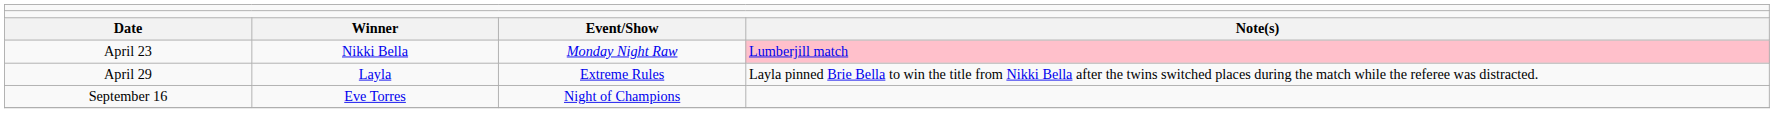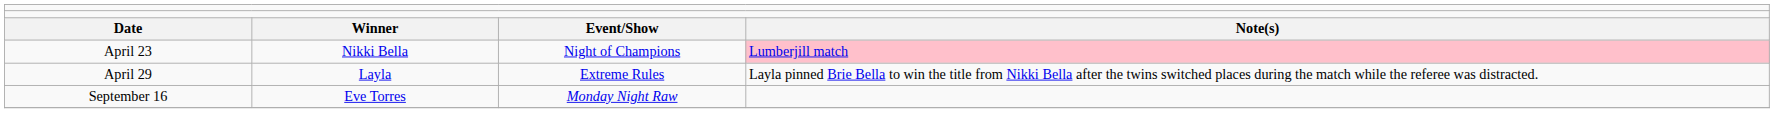(622, 51) Monday Night Raw -> (622, 51) Night of Champions
(622, 96) Night of Champions -> (622, 96) Monday Night Raw
